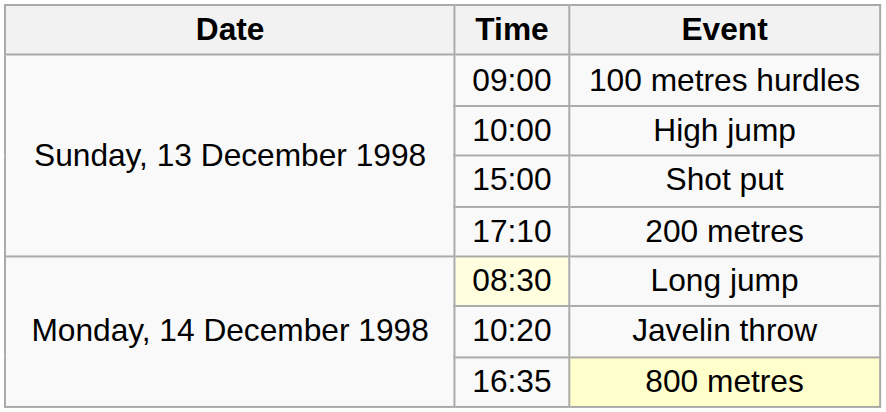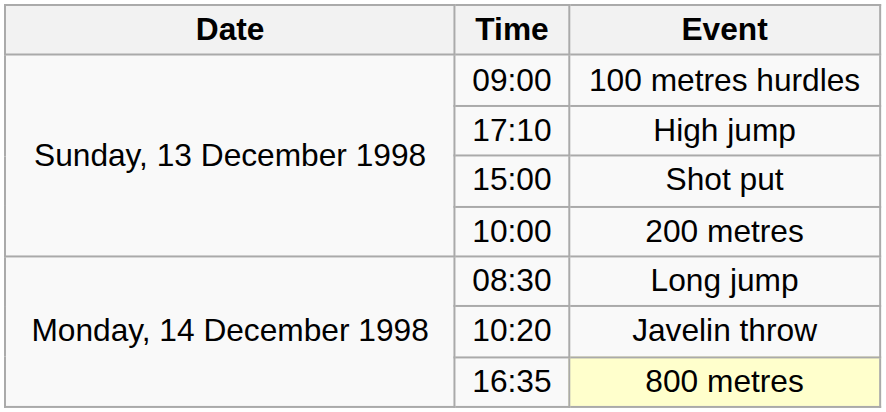(512, 130) 10:00 -> (512, 130) 17:10
(512, 230) 17:10 -> (512, 230) 10:00
(512, 280) lightyellow background -> (512, 280) no background
